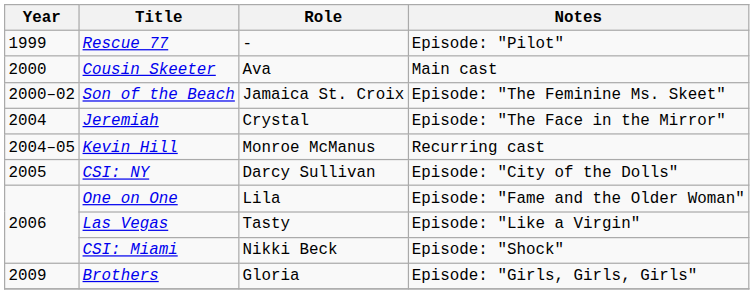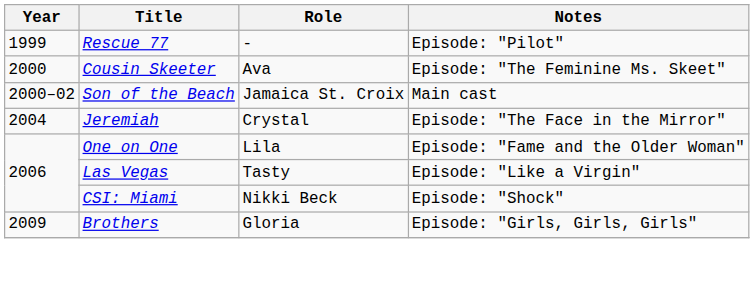(455, 69) Main cast -> (569, 69) Episode: "The Feminine Ms. Skeet"
(569, 95) Episode: "The Feminine Ms. Skeet" -> (455, 95) Main cast
- row: (130, 147)
- row: (116, 173)
